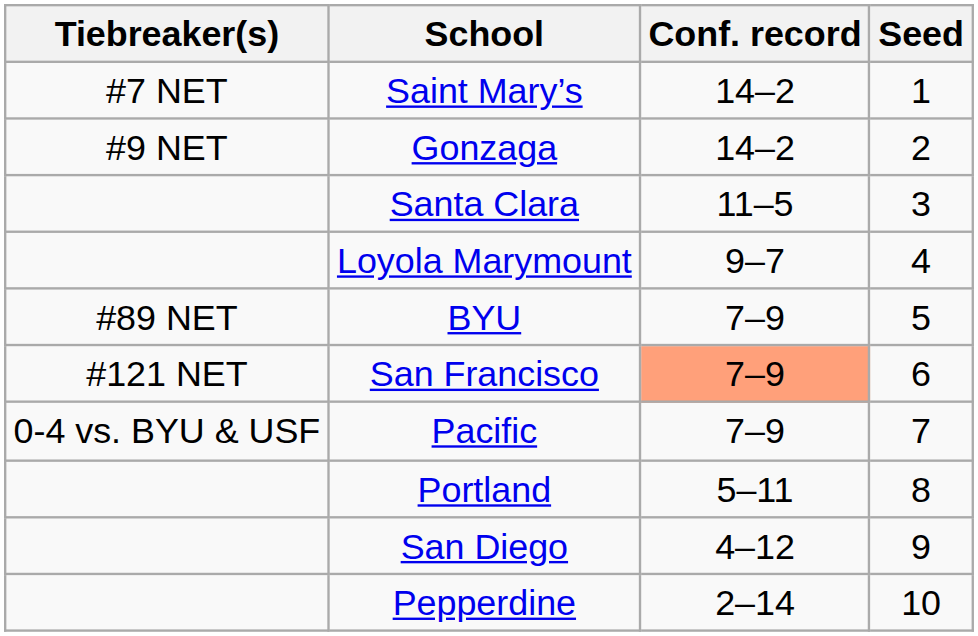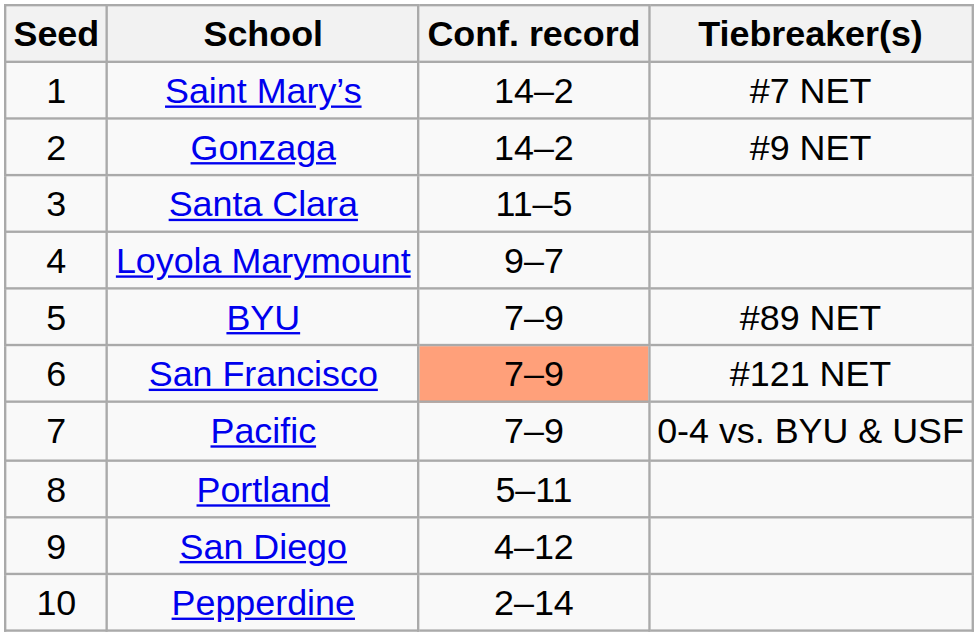columns swapped: (921, 34) <-> (167, 34)
